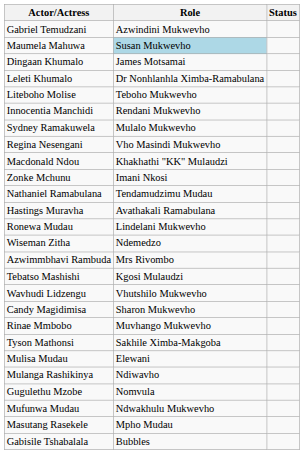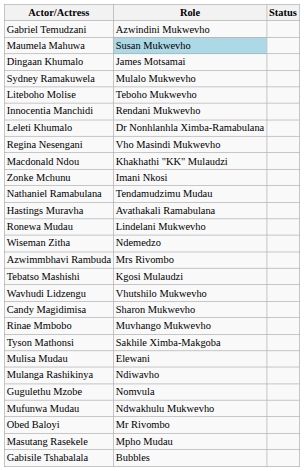rows swapped: (40, 78) <-> (51, 128)
+ row: (33, 425)
